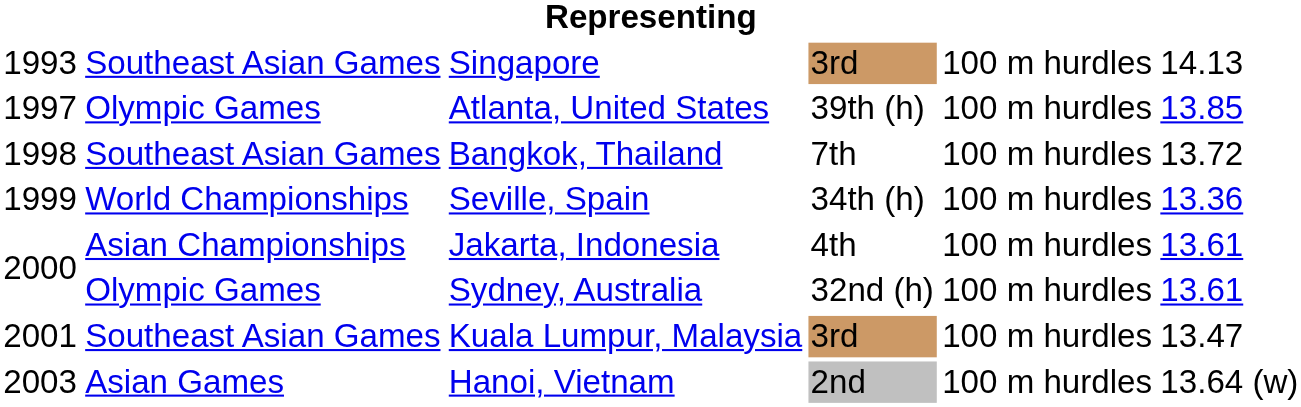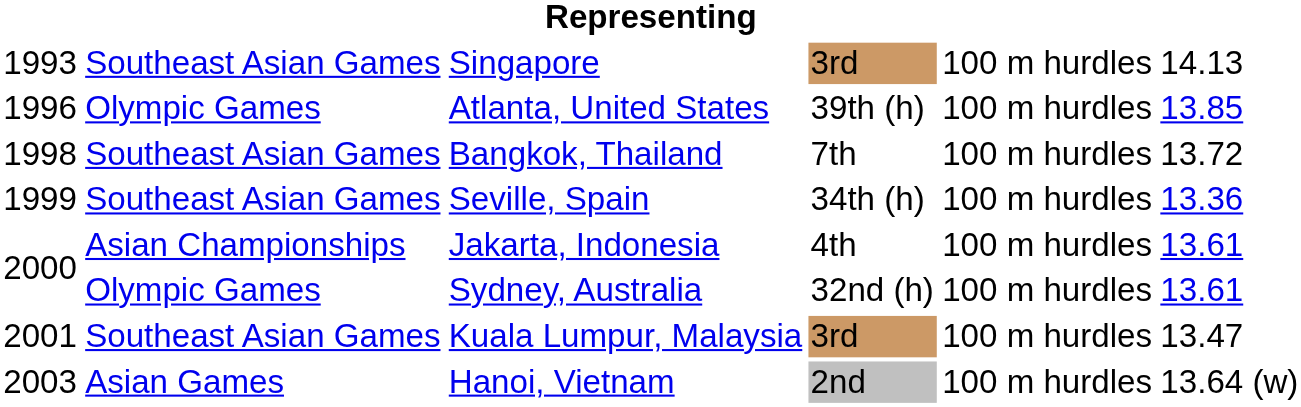(40, 108) 1997 -> (40, 108) 1996
(247, 199) World Championships -> (263, 199) Southeast Asian Games
